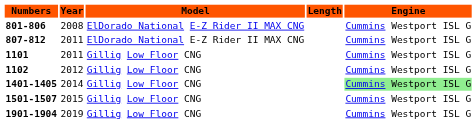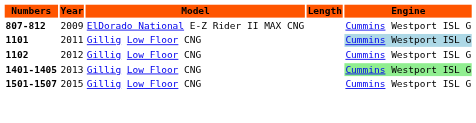- row: (26, 26)
(72, 40) 2011 -> (72, 26) 2009
(408, 55) no background -> (408, 40) lightblue background
(72, 84) 2014 -> (72, 70) 2013
- row: (31, 114)
